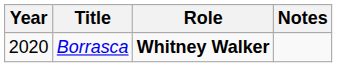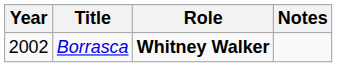(29, 47) 2020 -> (29, 47) 2002
